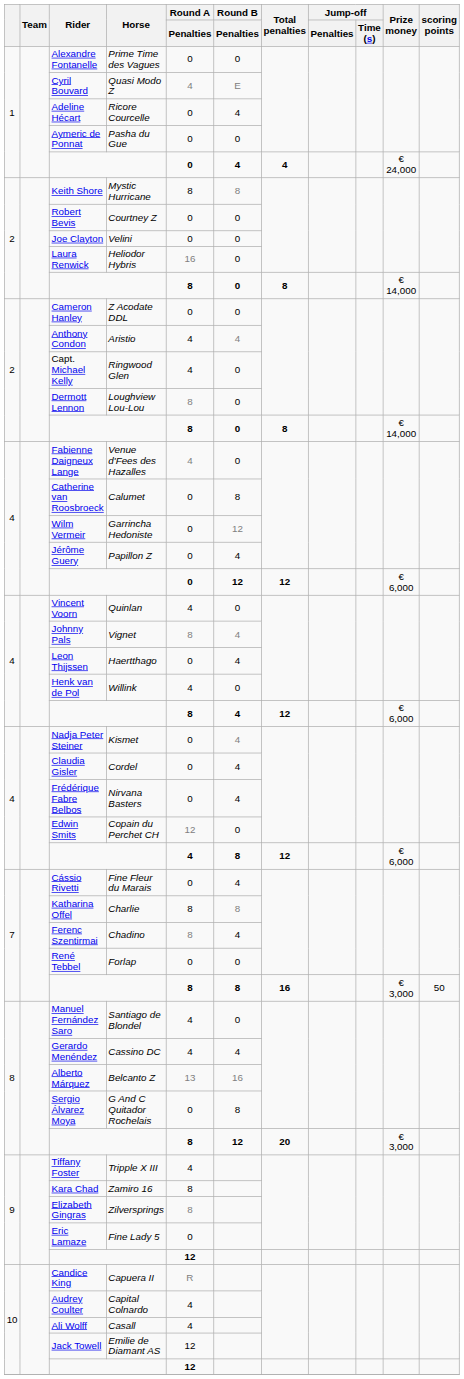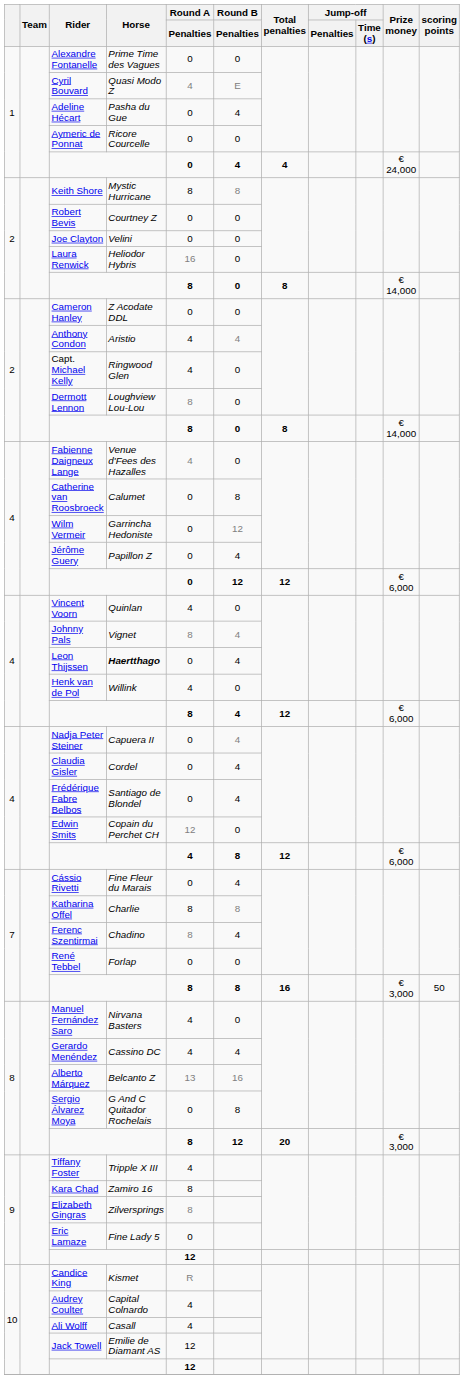(129, 112) Ricore Courcelle -> (129, 112) Pasha du Gue
(129, 139) Pasha du Gue -> (129, 139) Ricore Courcelle
(133, 661) normal -> (134, 661) bold
(123, 740) Kismet -> (131, 740) Capuera II
(125, 798) Nirvana Basters -> (134, 798) Santiago de Blondel
(134, 1020) Santiago de Blondel -> (125, 1020) Nirvana Basters
(131, 1278) Capuera II -> (123, 1278) Kismet
